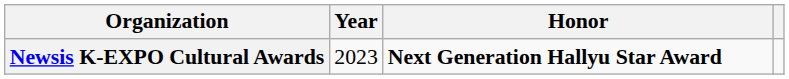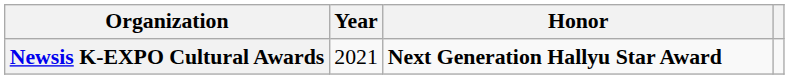(356, 56) 2023 -> (356, 56) 2021
